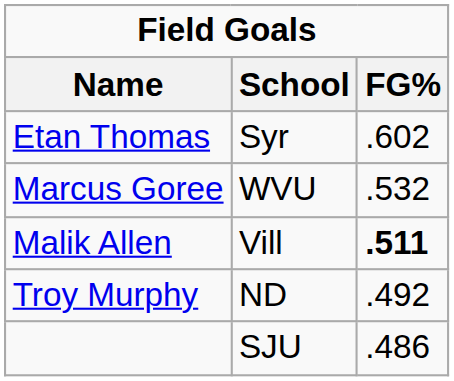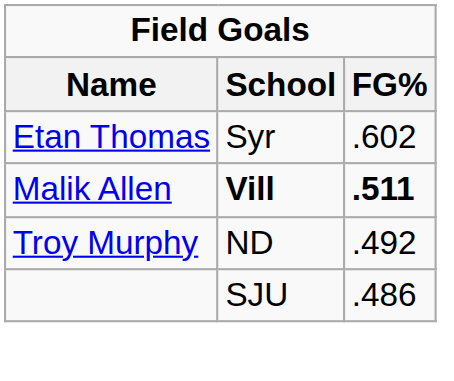- row: (118, 189)
(261, 242) normal -> (250, 189) bold
